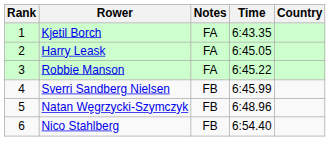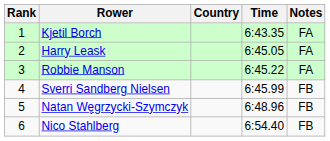columns swapped: (300, 13) <-> (210, 13)
